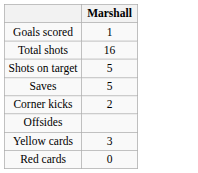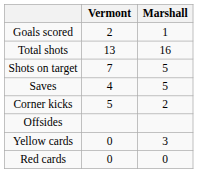+ column: (110, 13)
